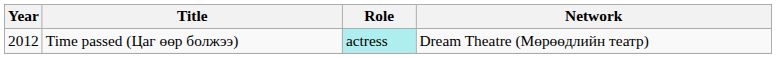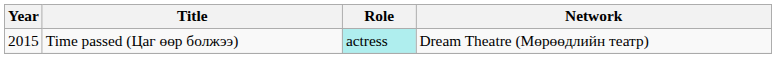(23, 41) 2012 -> (23, 41) 2015
